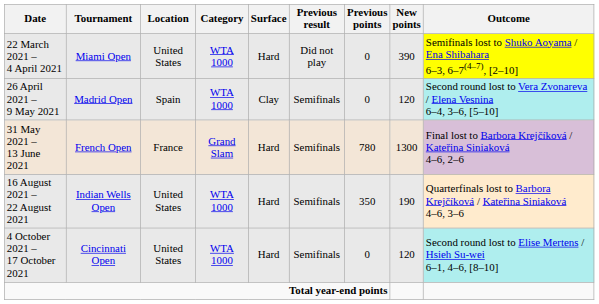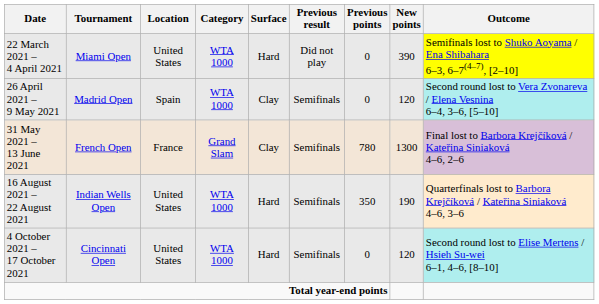(269, 147) Hard -> (269, 147) Clay
